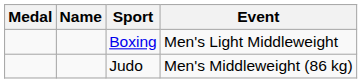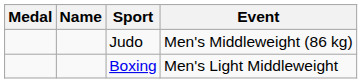rows swapped: (126, 66) <-> (133, 42)
